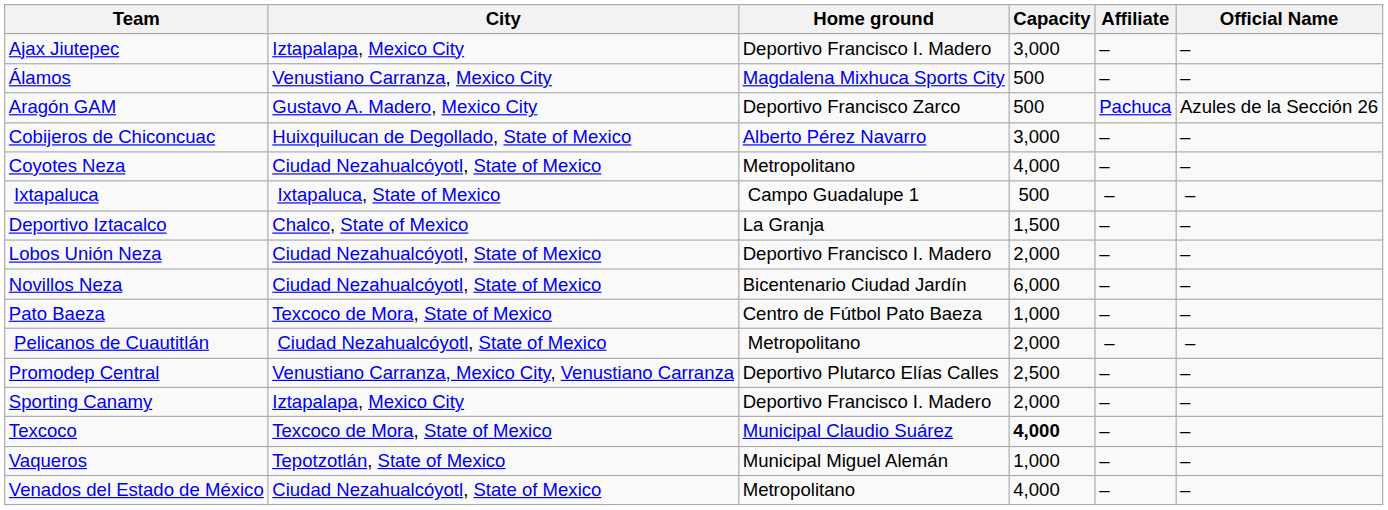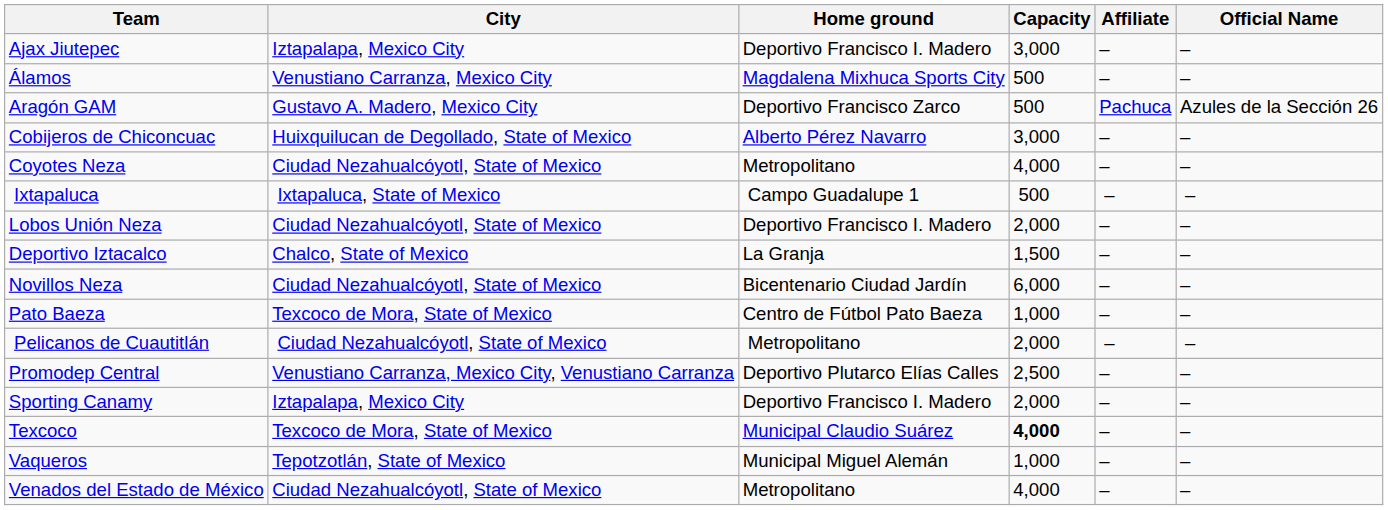rows swapped: (88, 225) <-> (85, 254)
